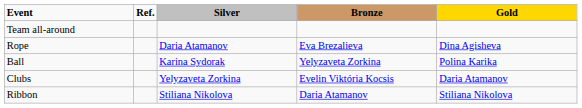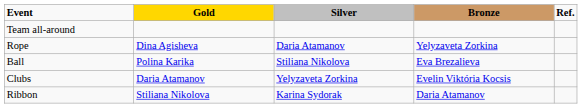columns swapped: (507, 12) <-> (145, 12)
(331, 45) Eva Brezalieva -> (457, 45) Yelyzaveta Zorkina
(192, 62) Karina Sydorak -> (313, 62) Stiliana Nikolova
(340, 62) Yelyzaveta Zorkina -> (448, 62) Eva Brezalieva
(196, 95) Stiliana Nikolova -> (309, 95) Karina Sydorak
